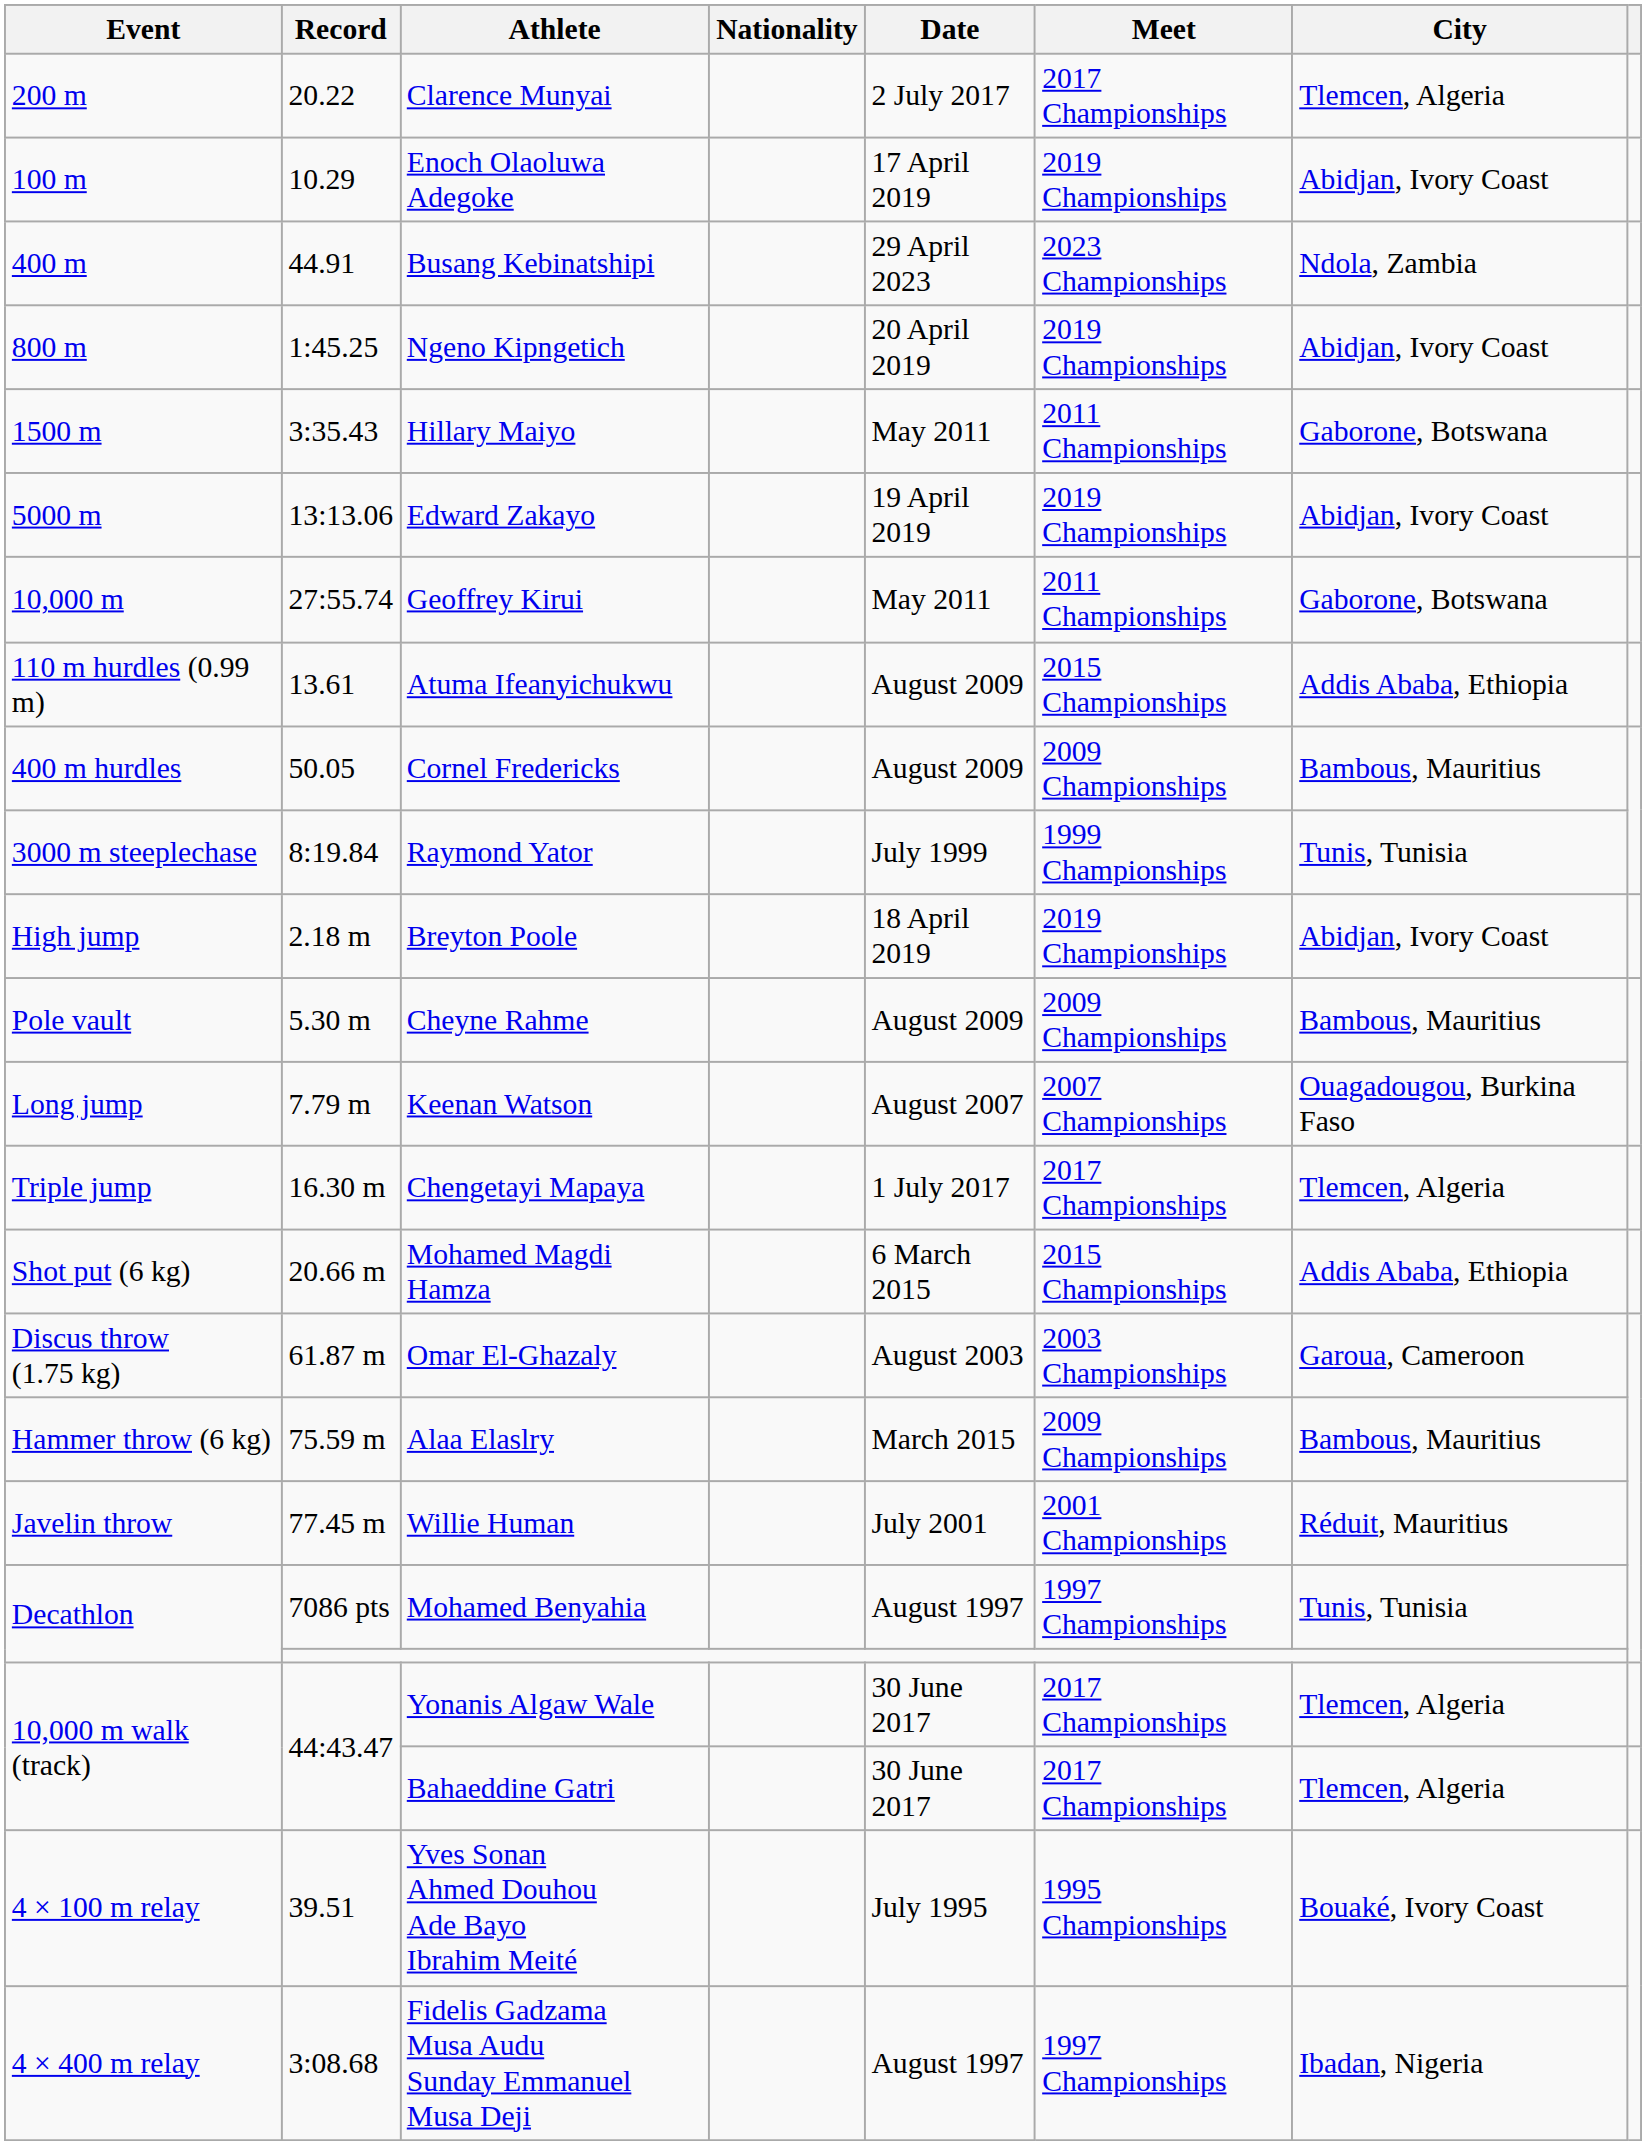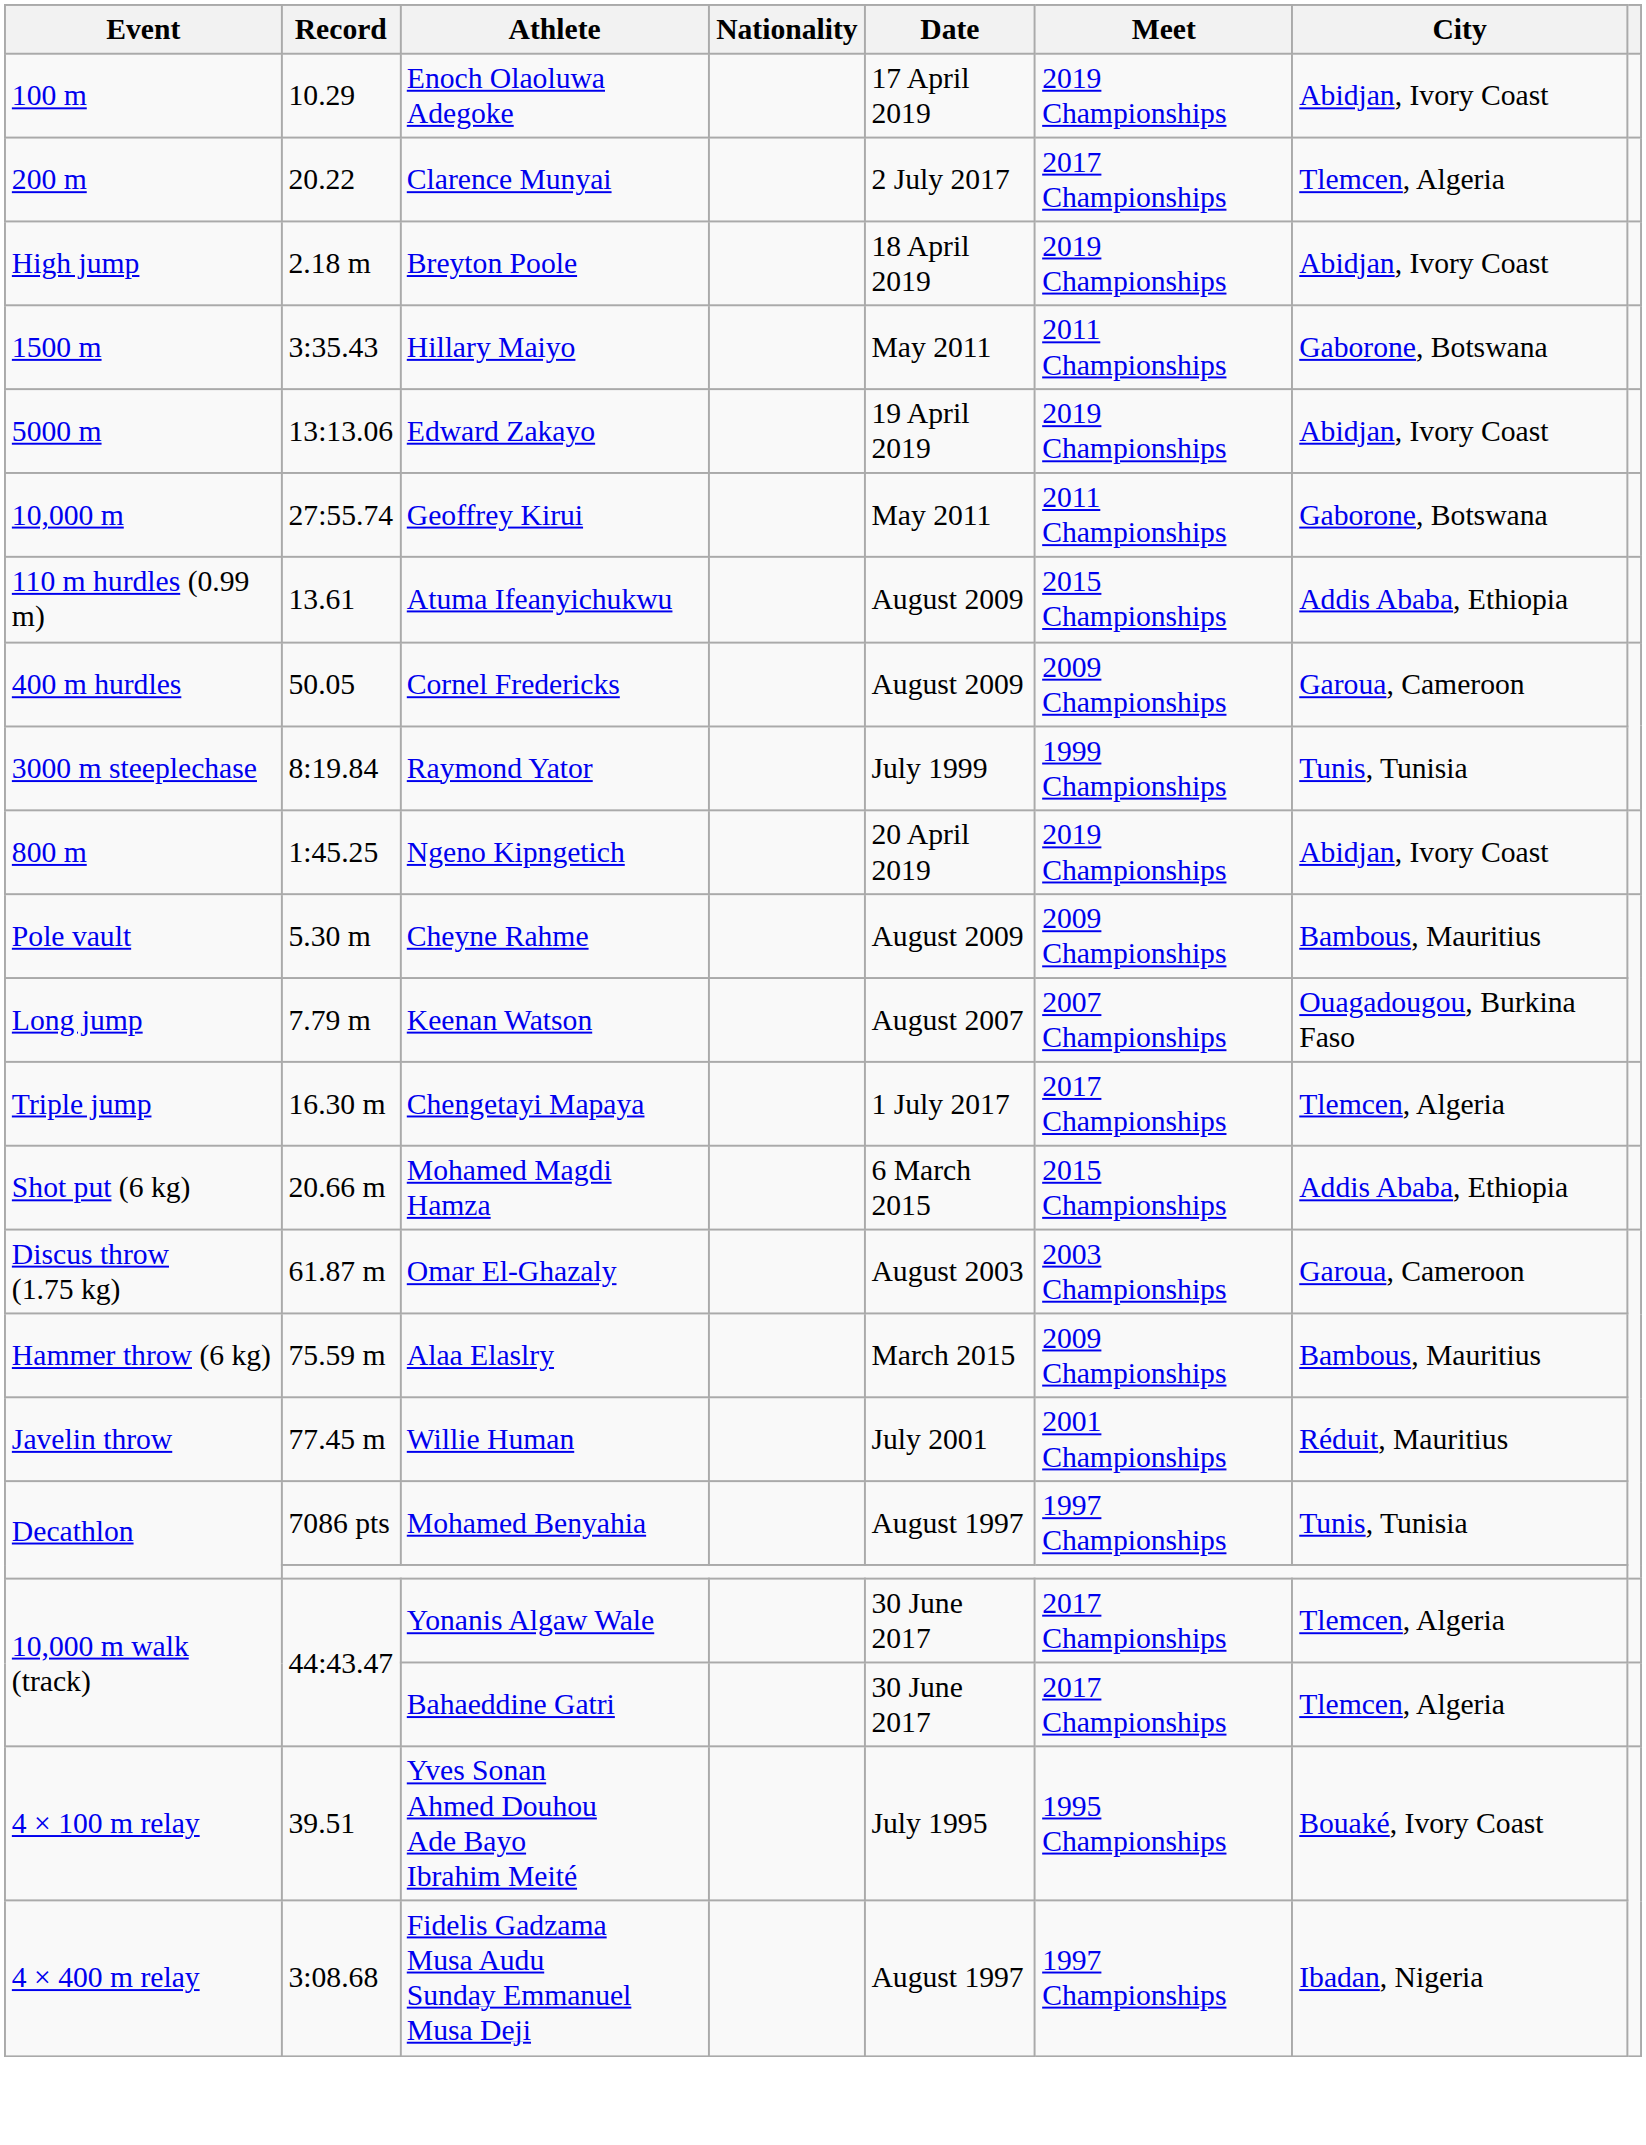rows swapped: (506, 179) <-> (509, 95)
- row: (531, 263)
rows swapped: (516, 347) <-> (492, 935)
(1420, 767) Bambous, Mauritius -> (1412, 683) Garoua, Cameroon
